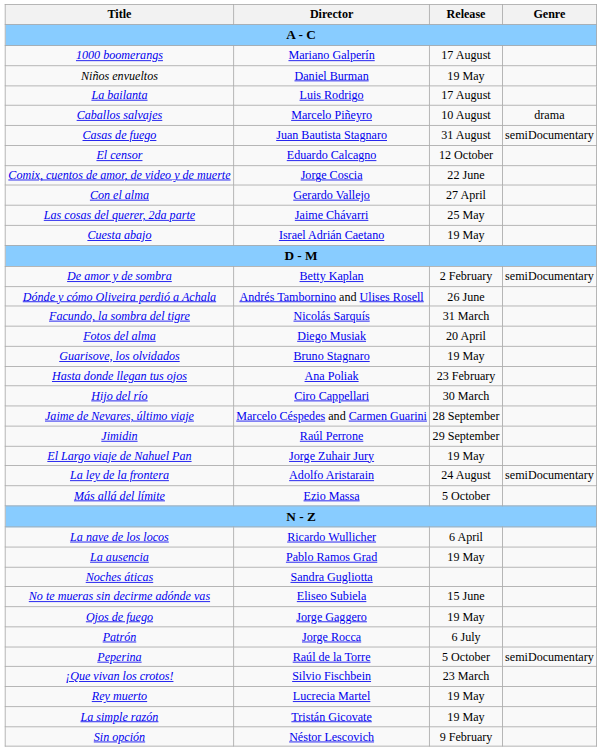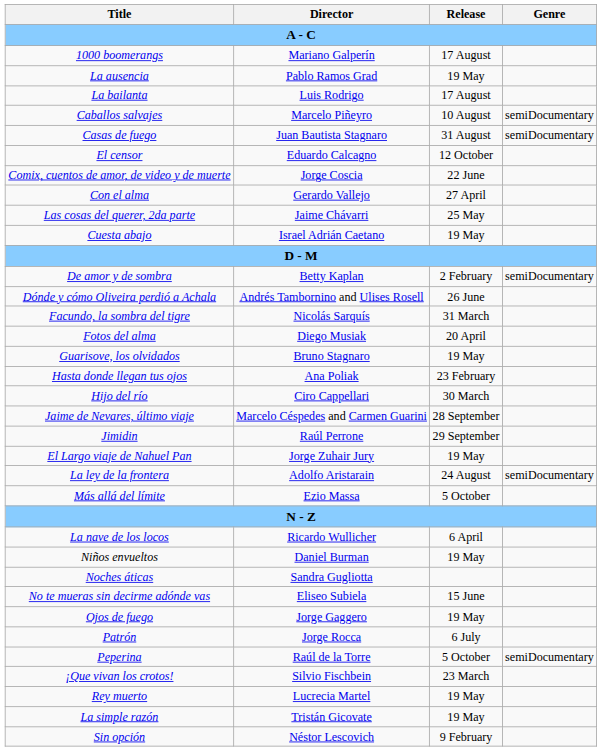rows swapped: (119, 557) <-> (119, 76)
(549, 115) drama -> (549, 115) semiDocumentary
